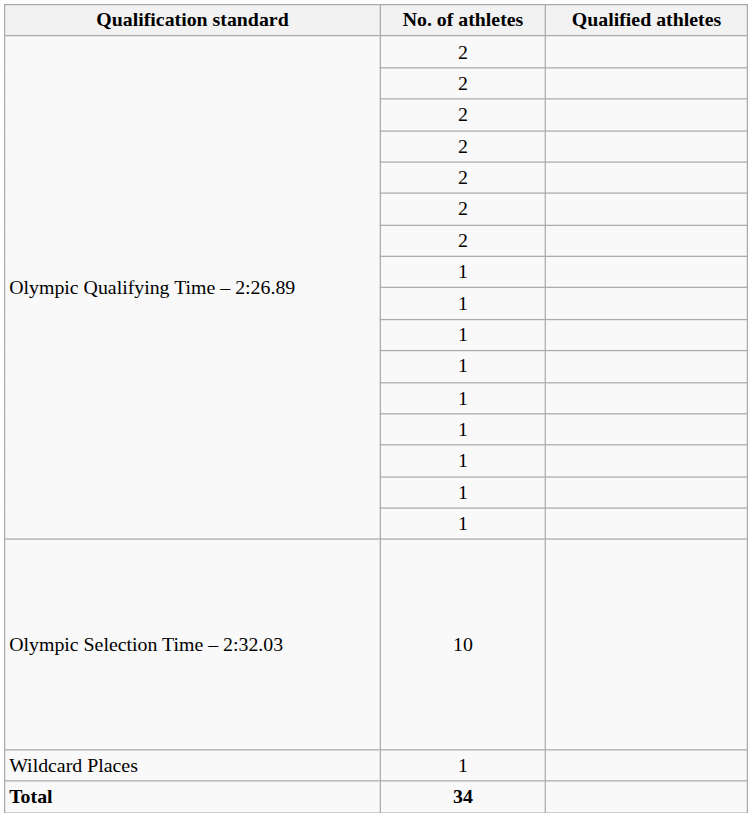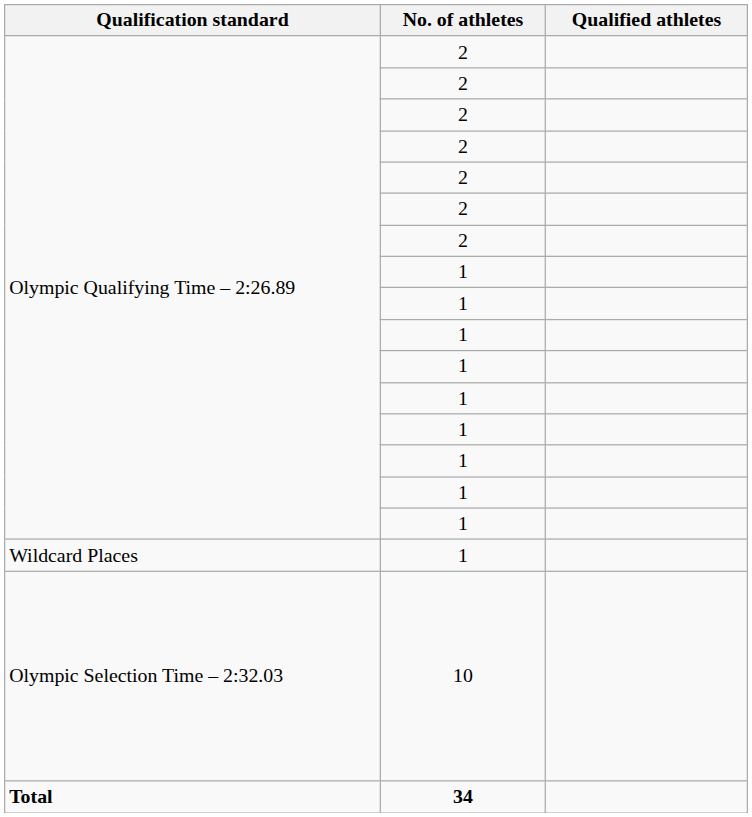rows swapped: (146, 644) <-> (74, 765)
